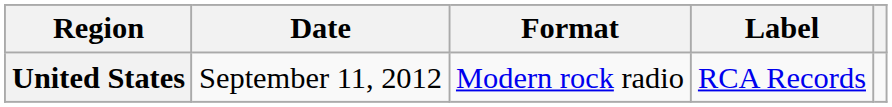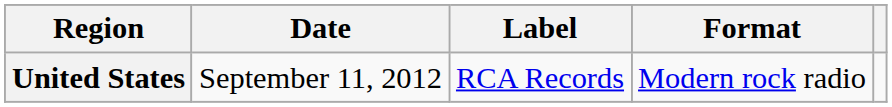columns swapped: (570, 28) <-> (782, 28)
